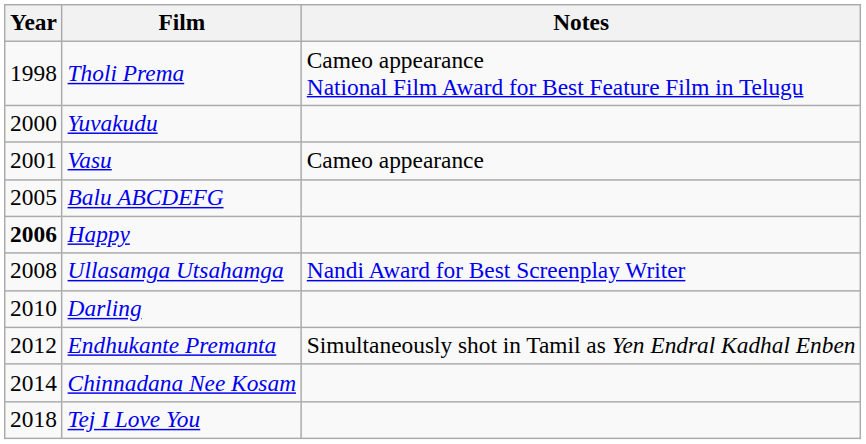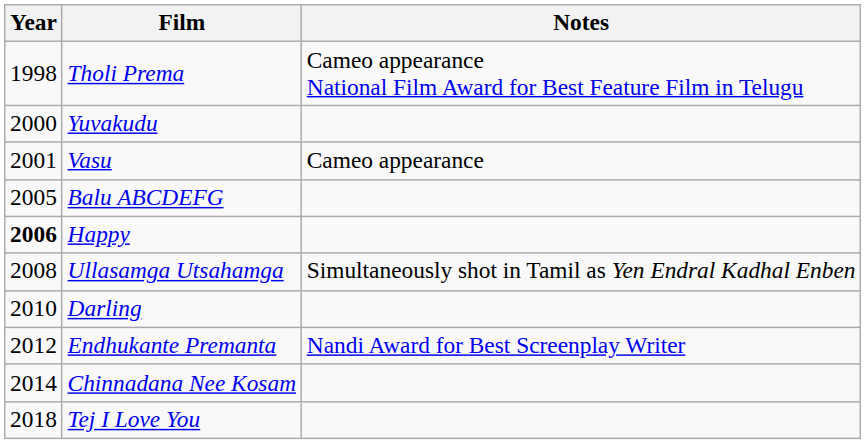(496, 271) Nandi Award for Best Screenplay Writer -> (581, 271) Simultaneously shot in Tamil as Yen Endral Kadhal Enben
(581, 345) Simultaneously shot in Tamil as Yen Endral Kadhal Enben -> (496, 345) Nandi Award for Best Screenplay Writer
